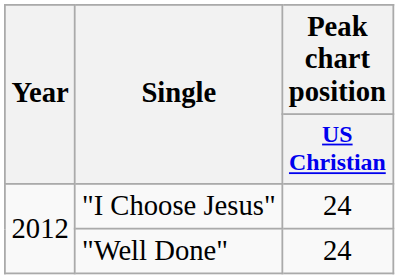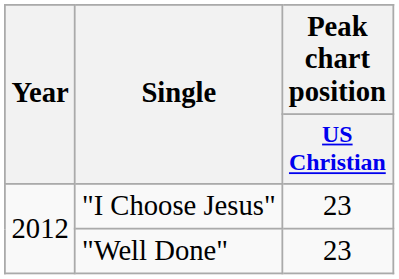(337, 205) 24 -> (337, 205) 23
(337, 251) 24 -> (337, 251) 23
